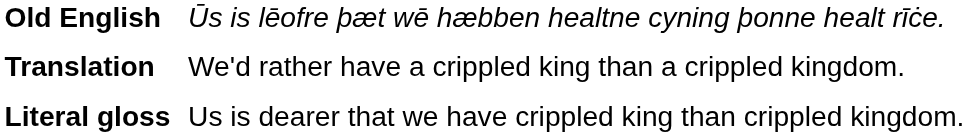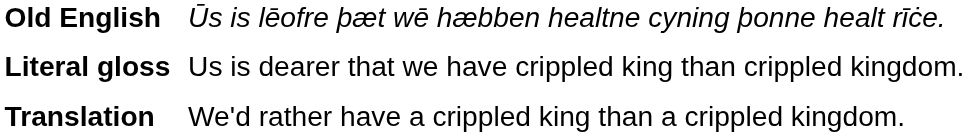rows swapped: (88, 116) <-> (80, 67)
